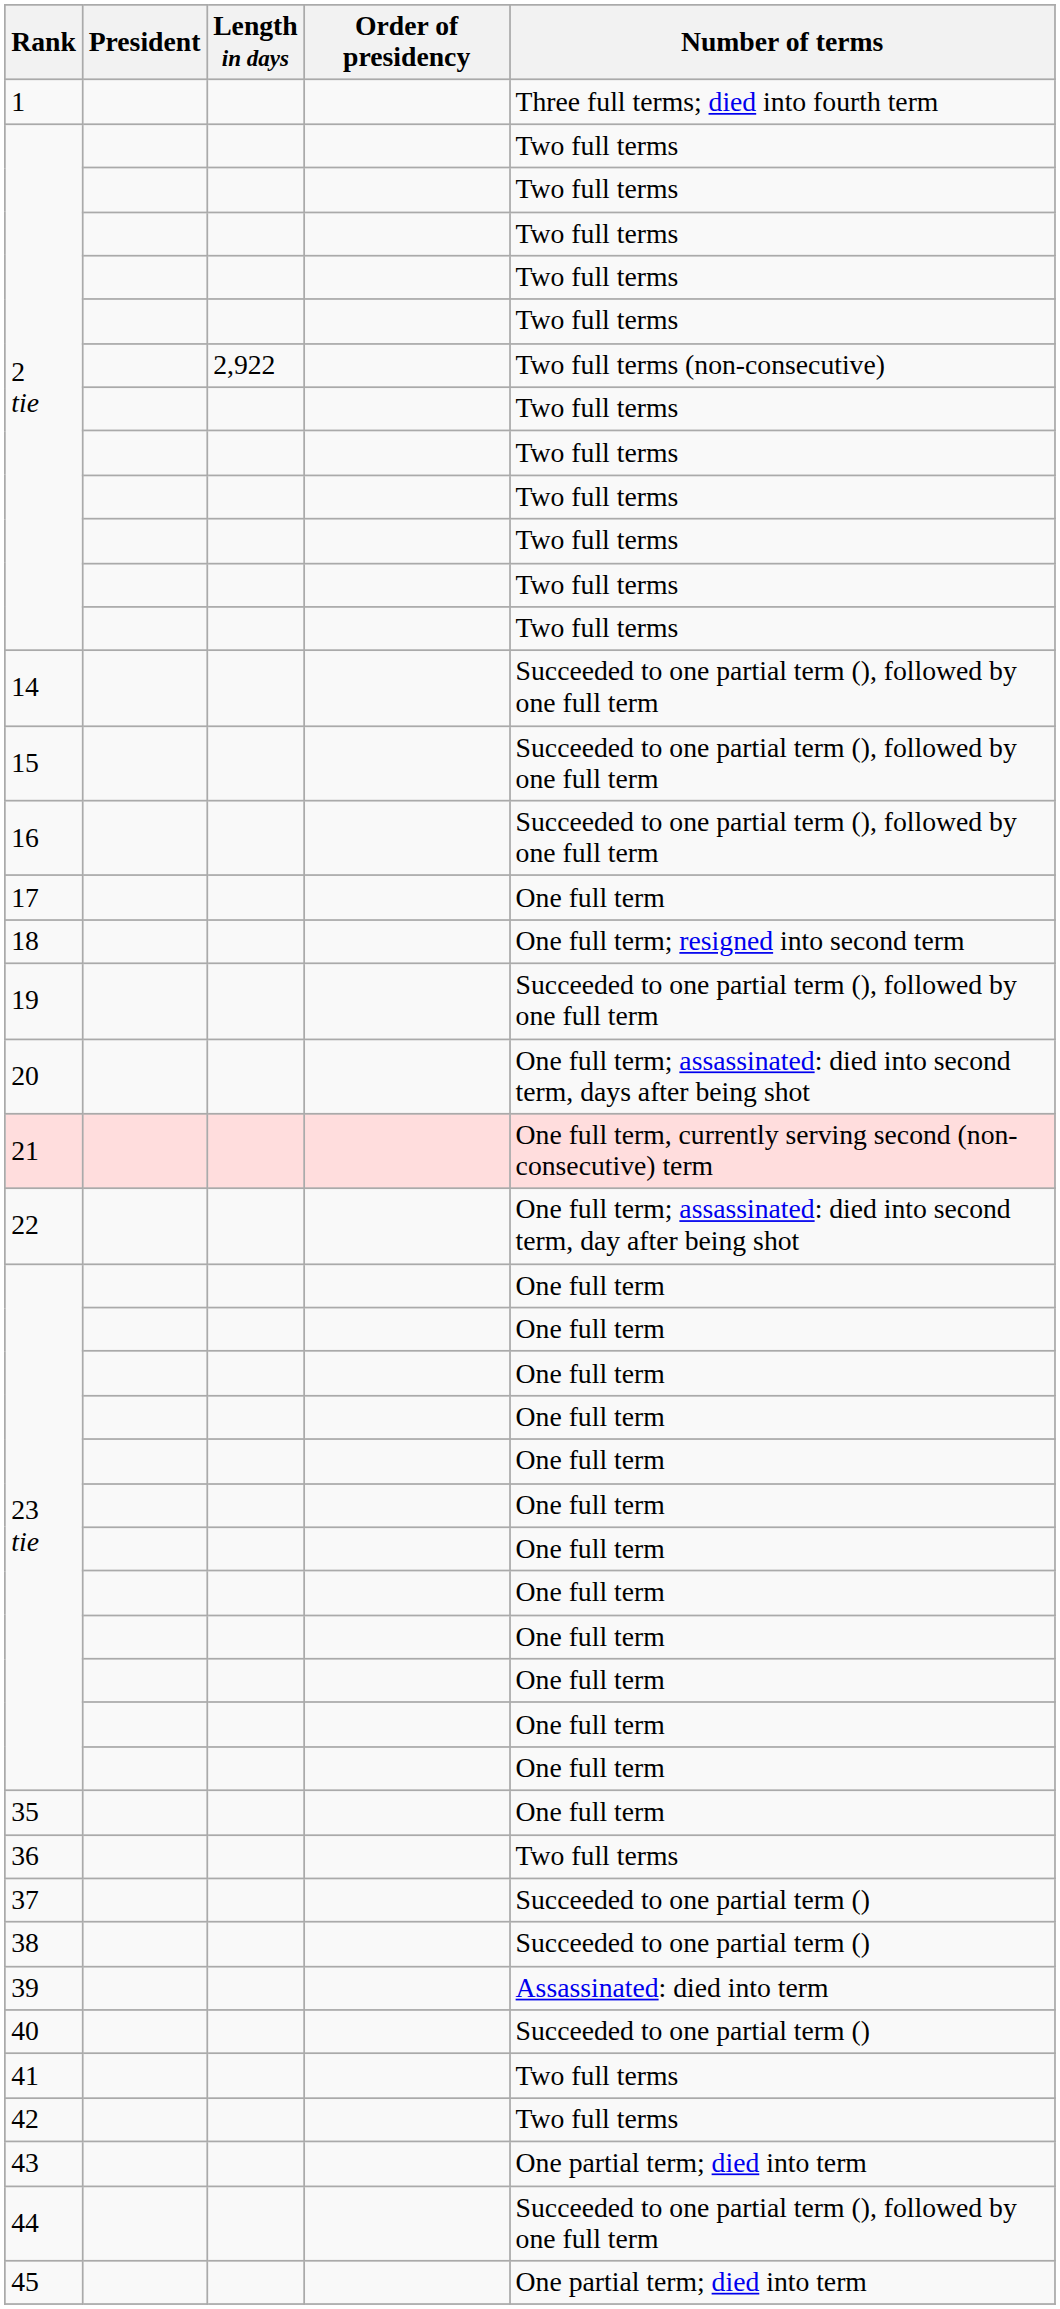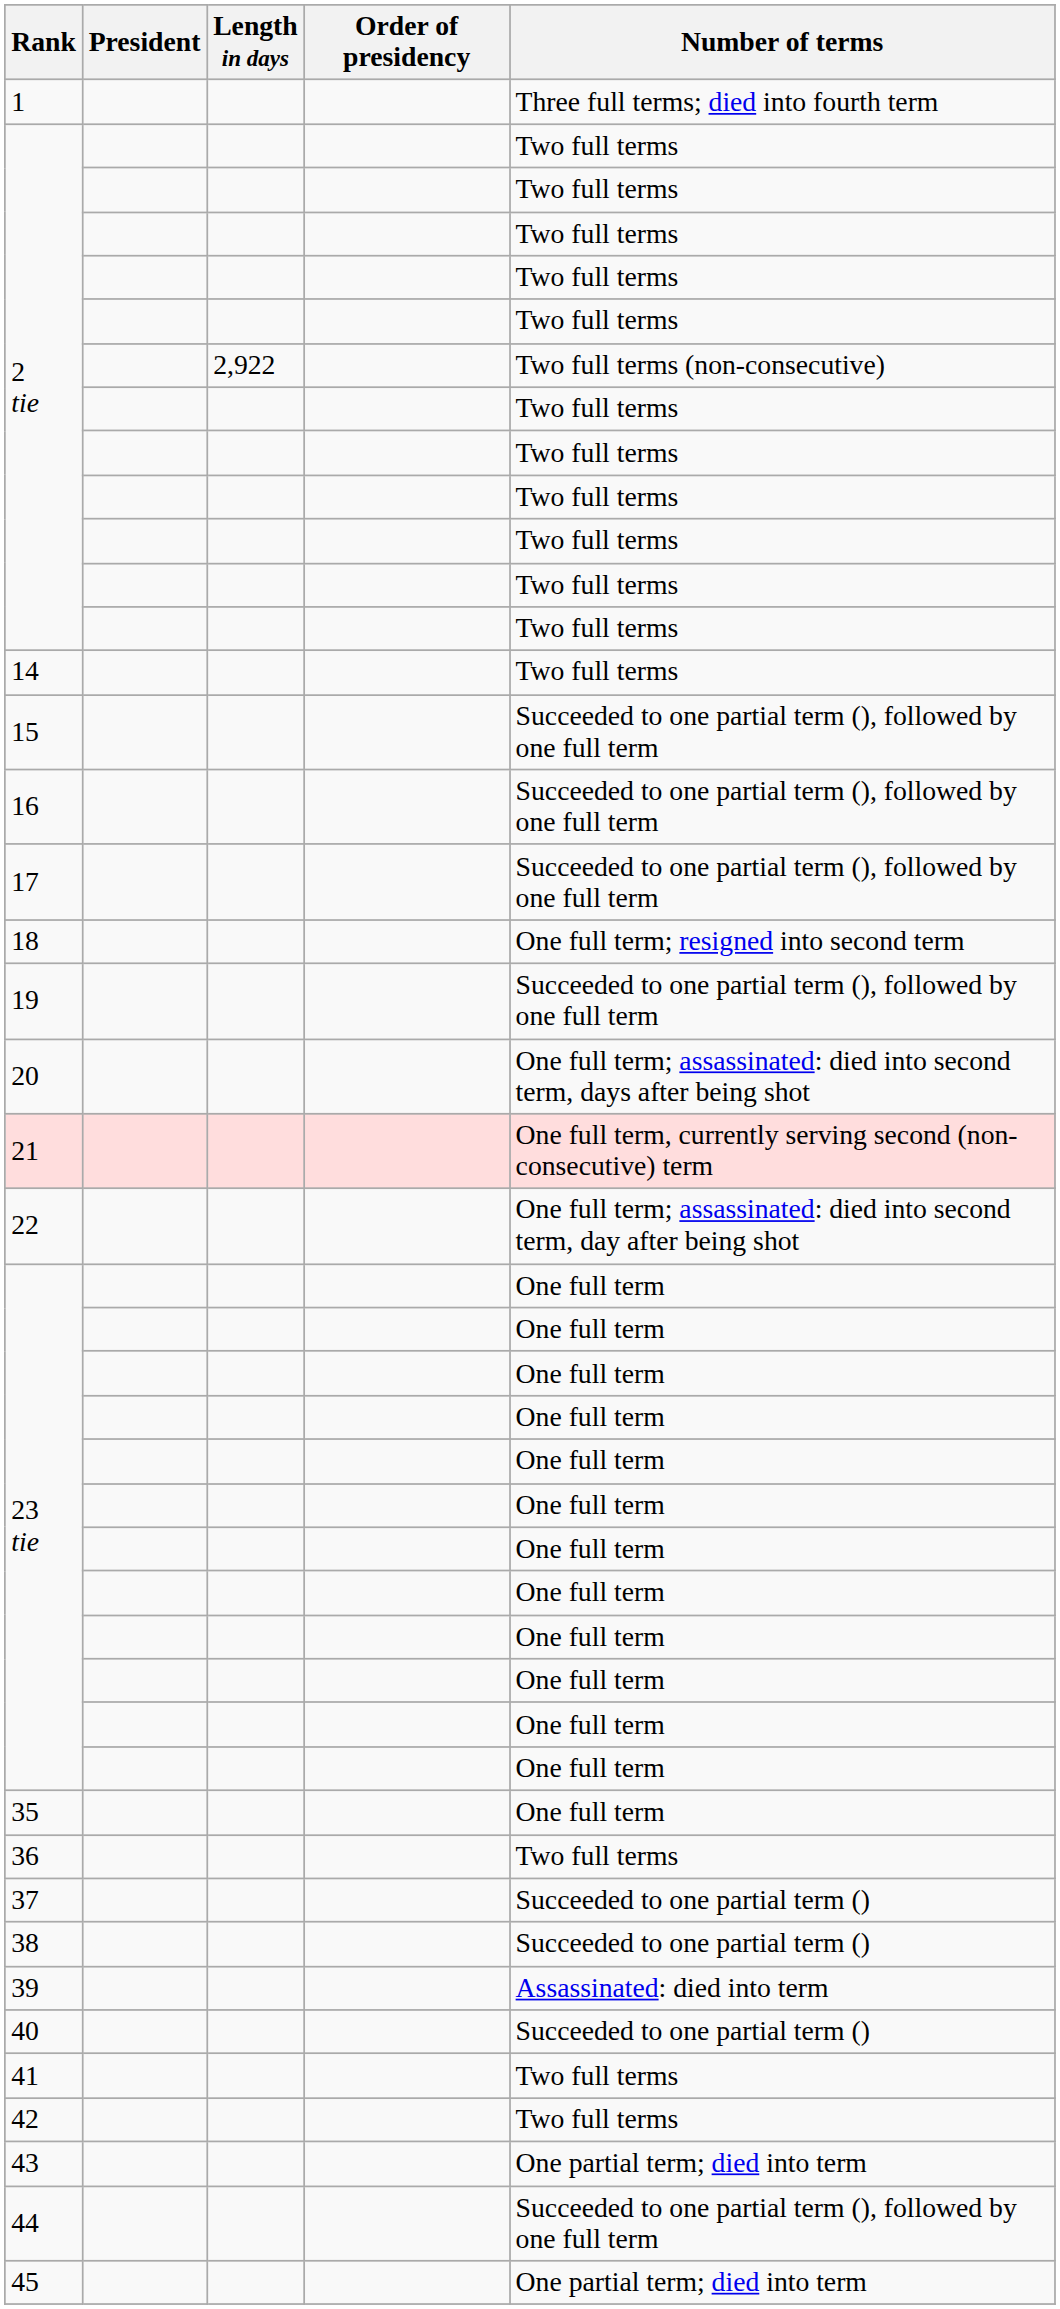(766, 687) Succeeded to one partial term (), followed by one full term -> (597, 672) Two full terms
(590, 897) One full term -> (766, 881) Succeeded to one partial term (), followed by one full term
